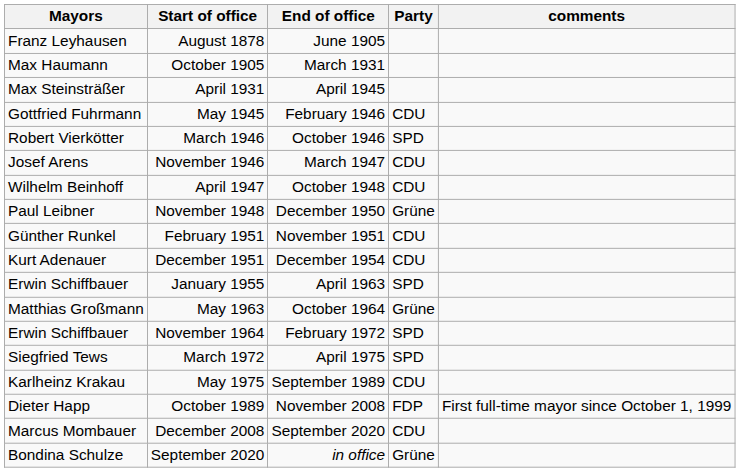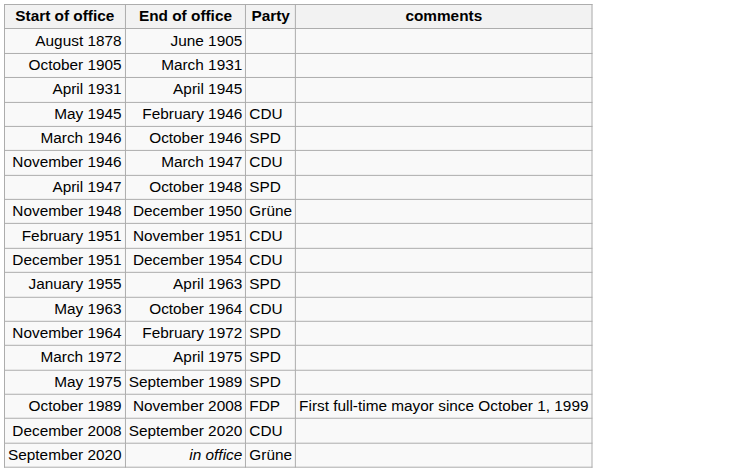- column: (76, 16)
(409, 187) CDU -> (265, 187) SPD
(414, 308) Grüne -> (266, 308) CDU
(409, 382) CDU -> (265, 382) SPD
